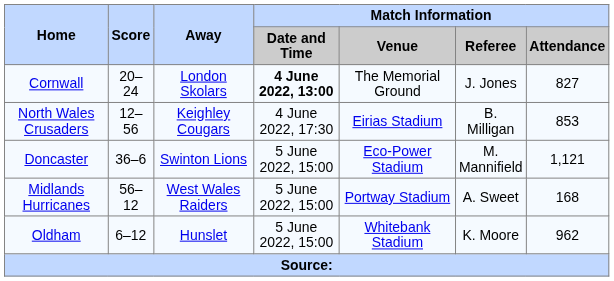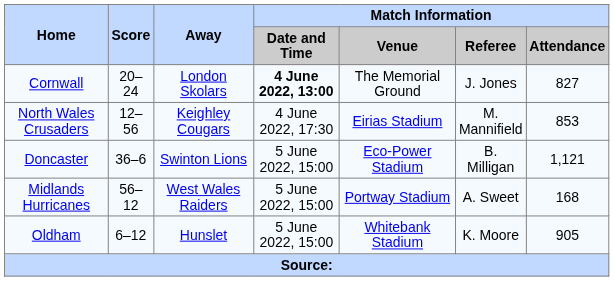(491, 121) B. Milligan -> (491, 121) M. Mannifield
(491, 159) M. Mannifield -> (491, 159) B. Milligan
(567, 235) 962 -> (567, 235) 905
